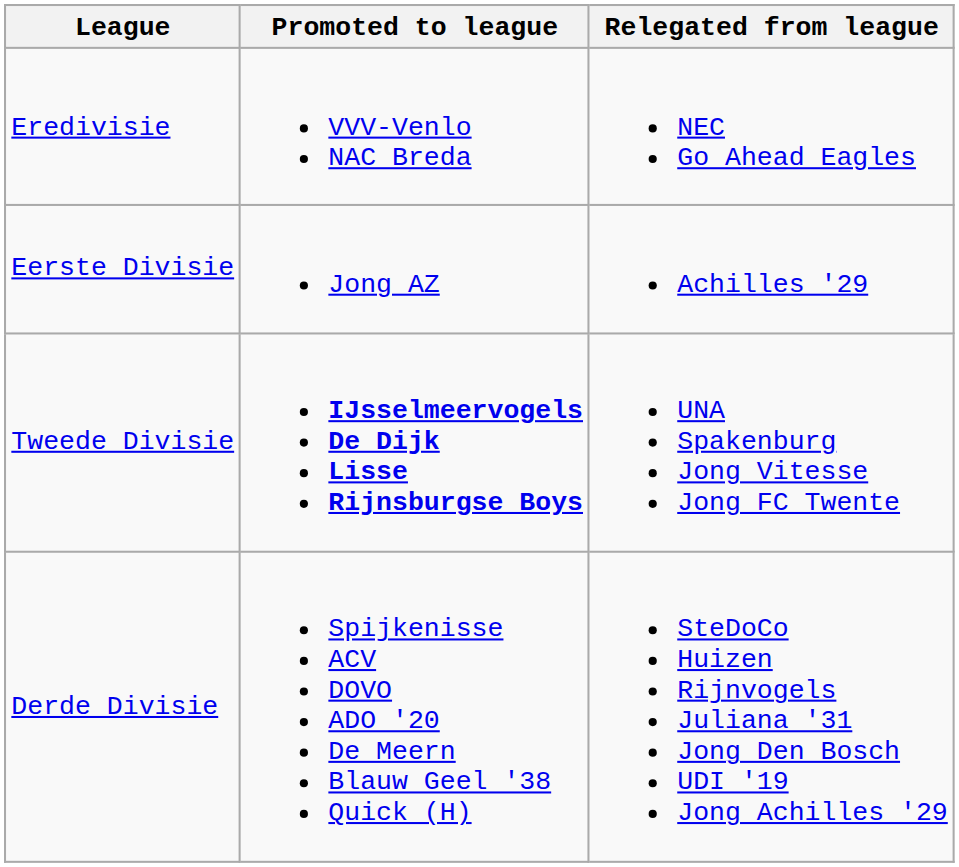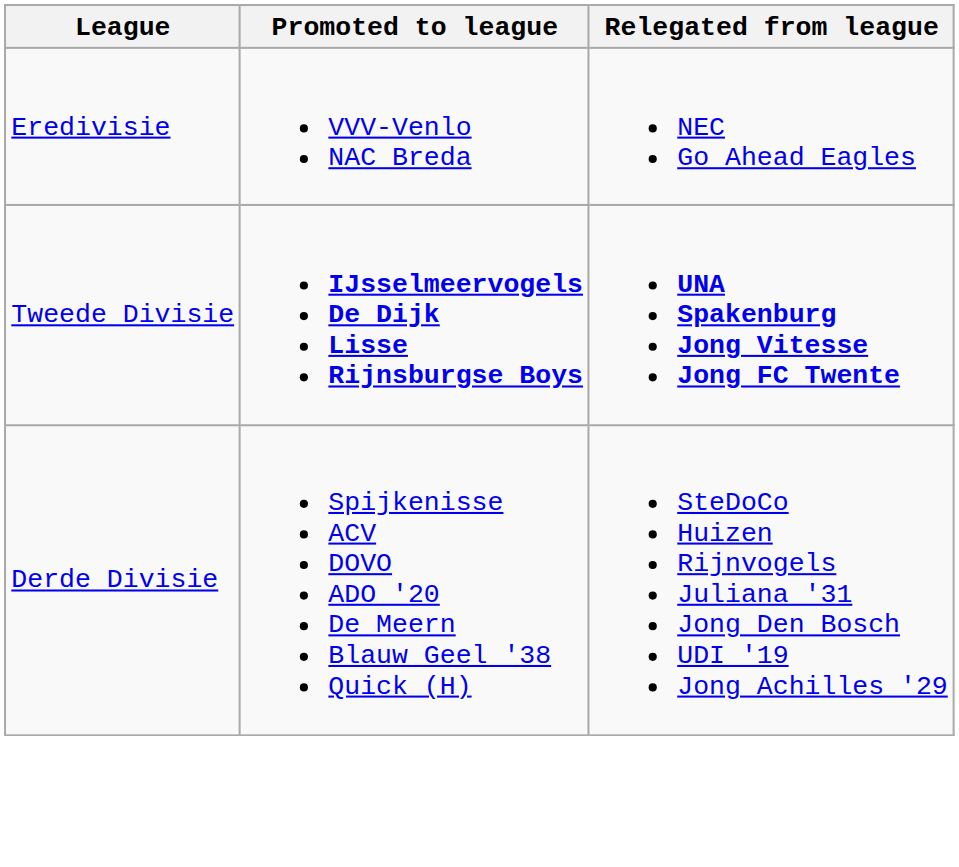- row: (123, 269)
(772, 457) normal -> (772, 330) bold
